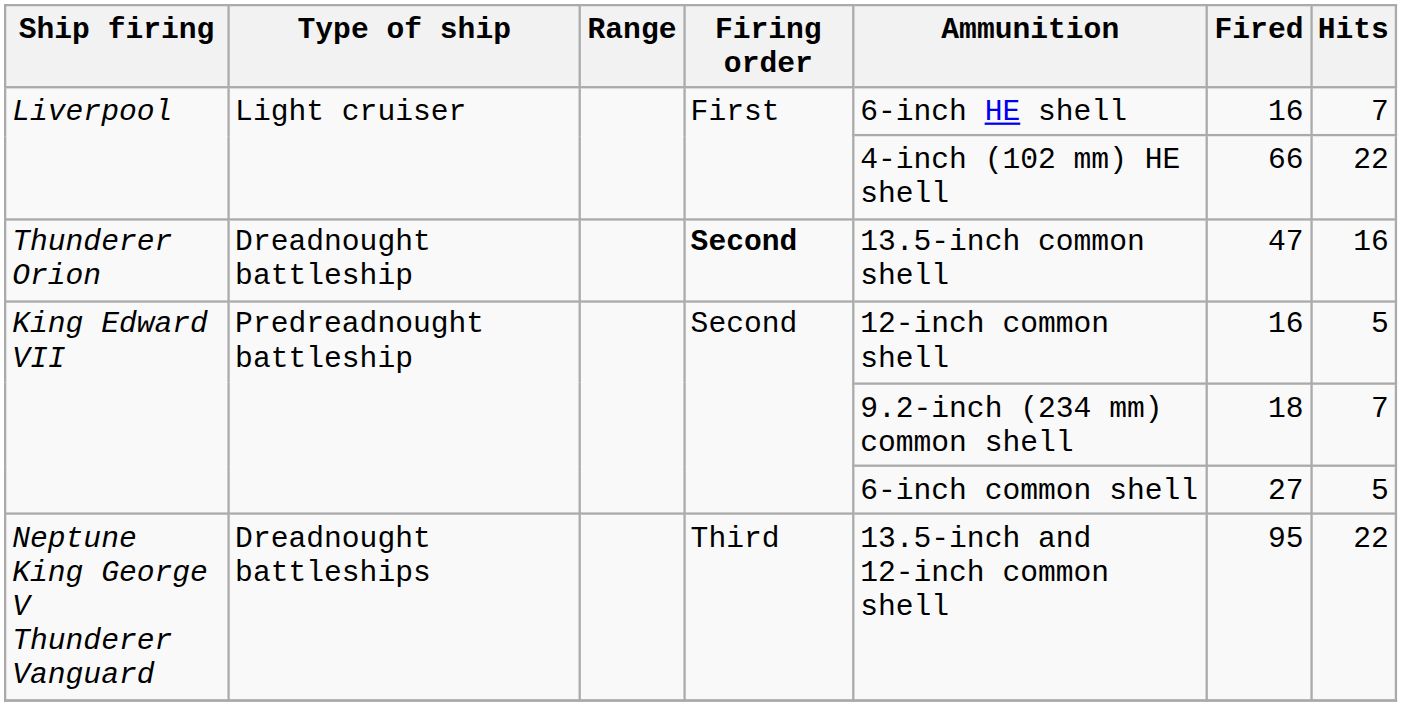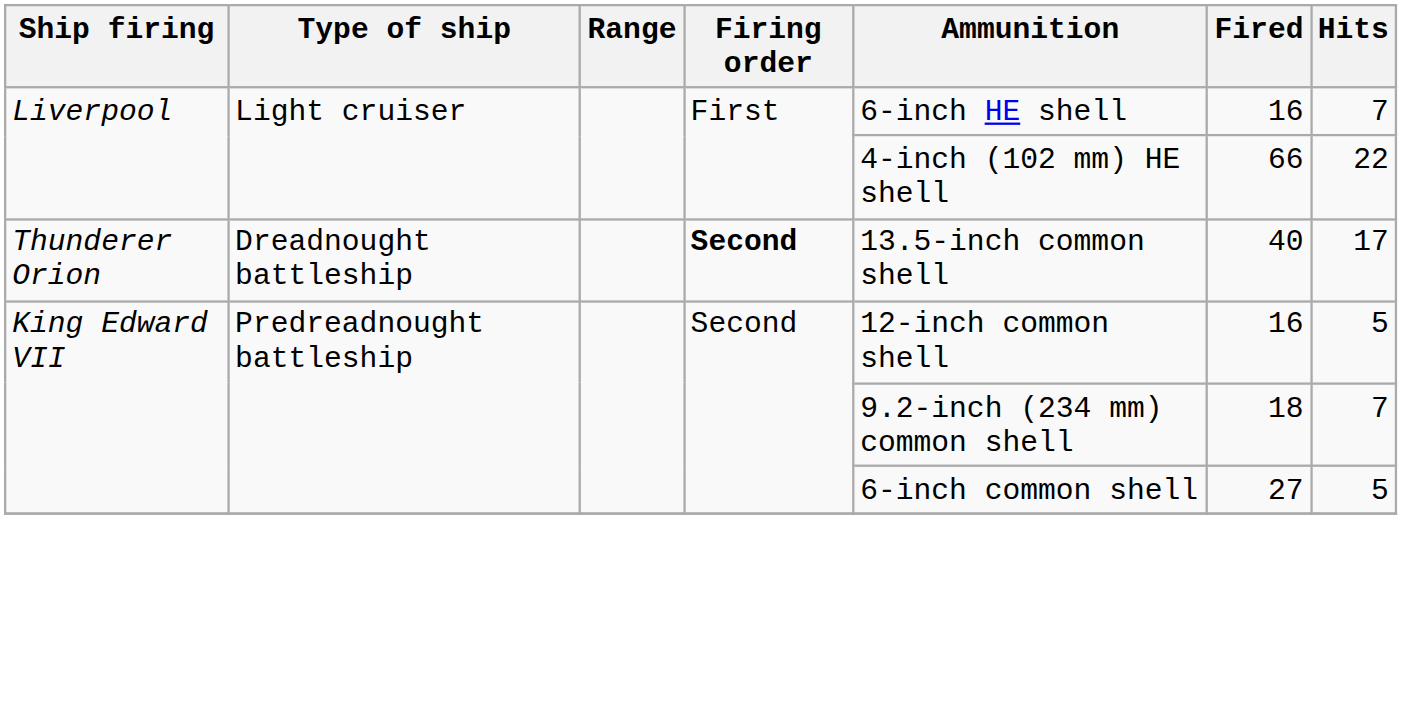(1286, 243) 47 -> (1286, 243) 40
(1371, 243) 16 -> (1371, 243) 17
- row: (110, 607)
